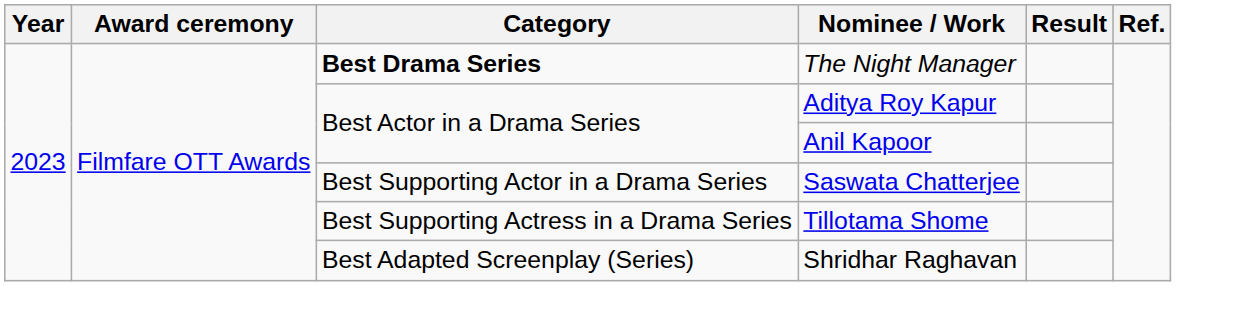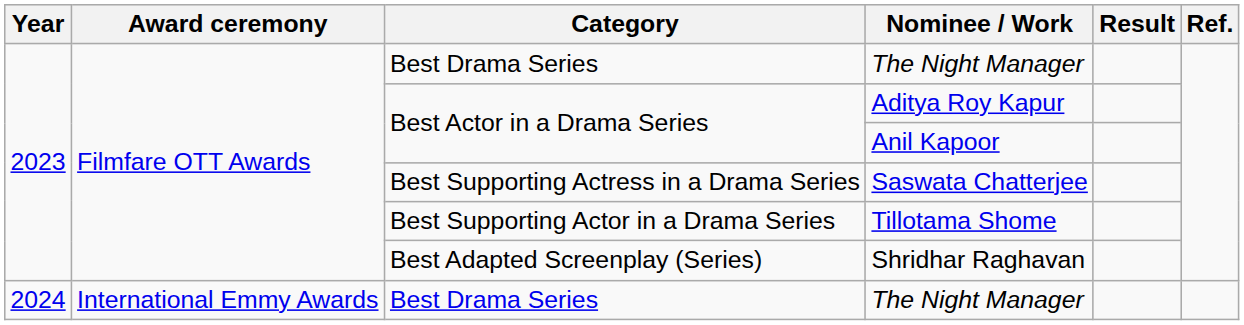(431, 63) bold -> (494, 63) normal
(545, 181) Best Supporting Actor in a Drama Series -> (625, 181) Best Supporting Actress in a Drama Series
(557, 220) Best Supporting Actress in a Drama Series -> (613, 220) Best Supporting Actor in a Drama Series
+ row: (38, 299)
